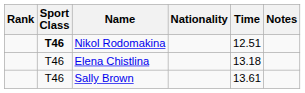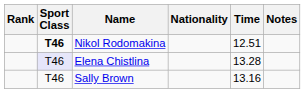(54, 61) no background -> (54, 61) lavender background
(247, 61) 13.18 -> (247, 61) 13.28
(247, 79) 13.61 -> (247, 79) 13.16
